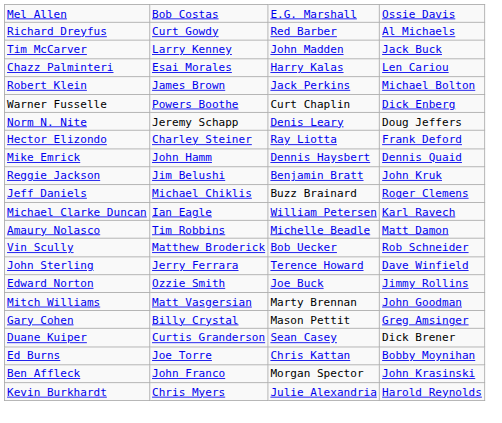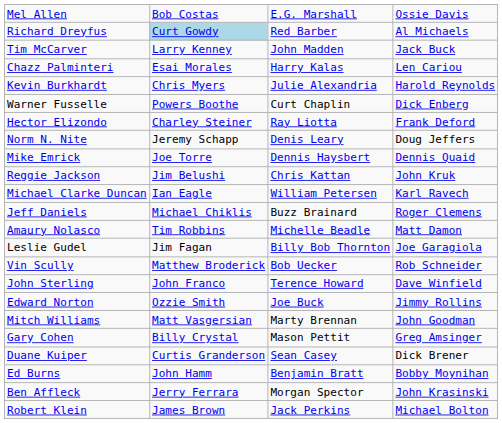(185, 31) no background -> (185, 31) lightblue background
rows swapped: (47, 85) <-> (57, 392)
rows swapped: (57, 139) <-> (47, 121)
(182, 158) John Hamm -> (182, 158) Joe Torre
(317, 176) Benjamin Bratt -> (310, 176) Chris Kattan
rows swapped: (77, 212) <-> (47, 194)
+ row: (47, 248)
(195, 266) Jerry Ferrara -> (189, 284) John Franco
(182, 356) Joe Torre -> (182, 374) John Hamm
(310, 356) Chris Kattan -> (317, 374) Benjamin Bratt
(189, 374) John Franco -> (195, 392) Jerry Ferrara
